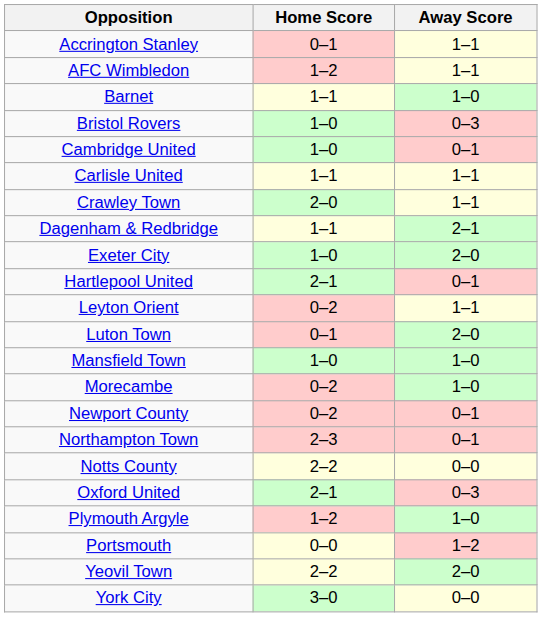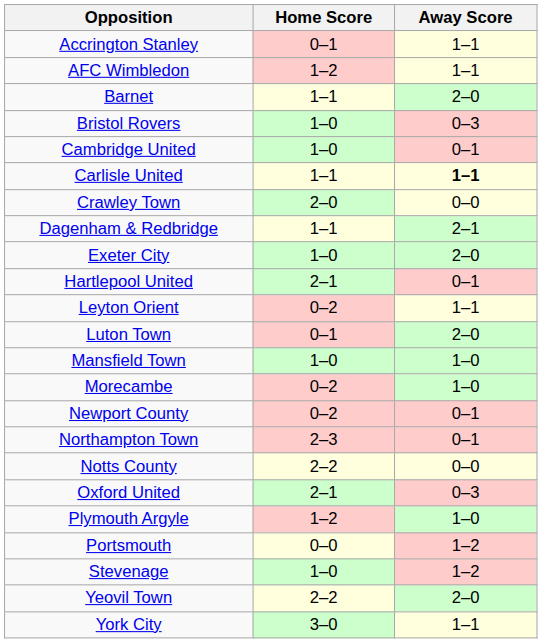(466, 96) 1–0 -> (466, 96) 2–0
(466, 176) normal -> (466, 176) bold
(466, 202) 1–1 -> (466, 202) 0–0
+ row: (129, 571)
(466, 598) 0–0 -> (466, 624) 1–1
